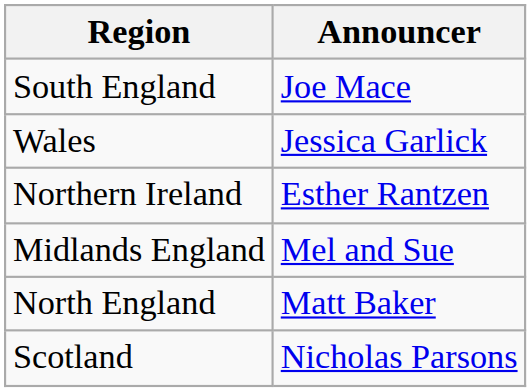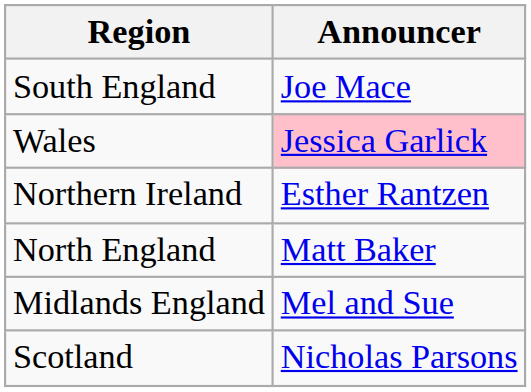(384, 140) no background -> (384, 140) pink background
rows swapped: (139, 248) <-> (114, 303)
